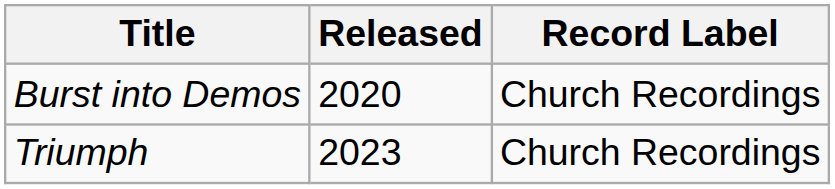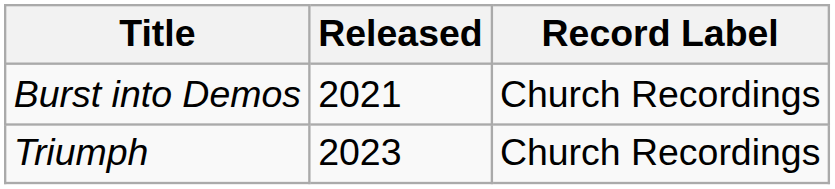(360, 93) 2020 -> (360, 93) 2021
